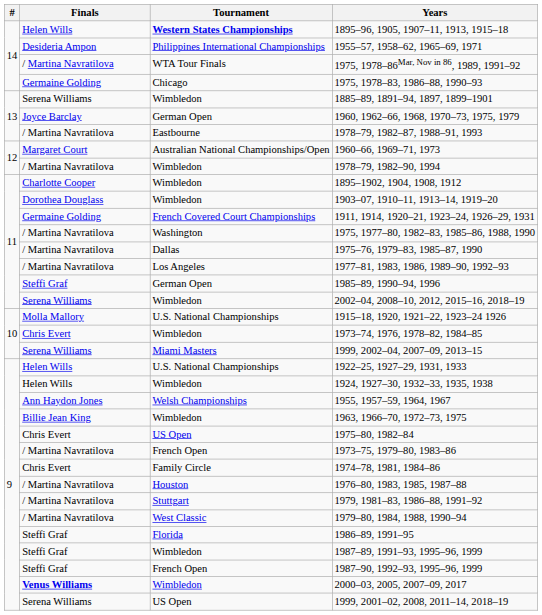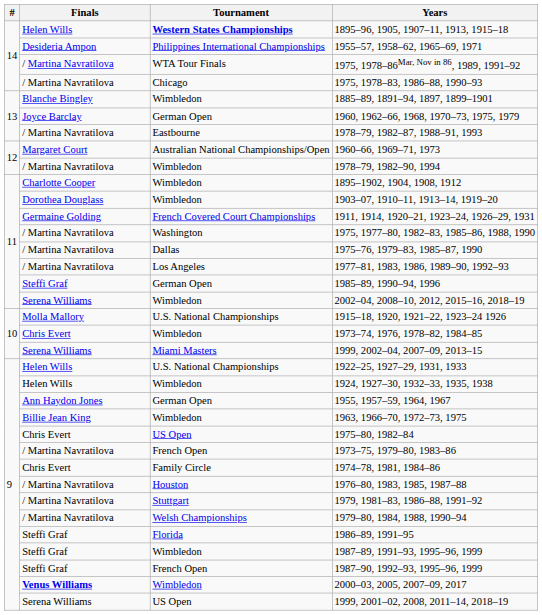(62, 82) Germaine Golding -> (68, 82) / Martina Navratilova
(57, 99) Serena Williams -> (58, 99) Blanche Bingley
(200, 400) Welsh Championships -> (182, 400) German Open
(179, 518) West Classic -> (200, 518) Welsh Championships
